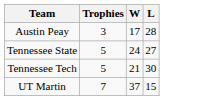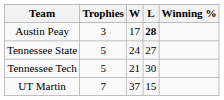+ column: (189, 13)
(151, 32) normal -> (151, 32) bold
